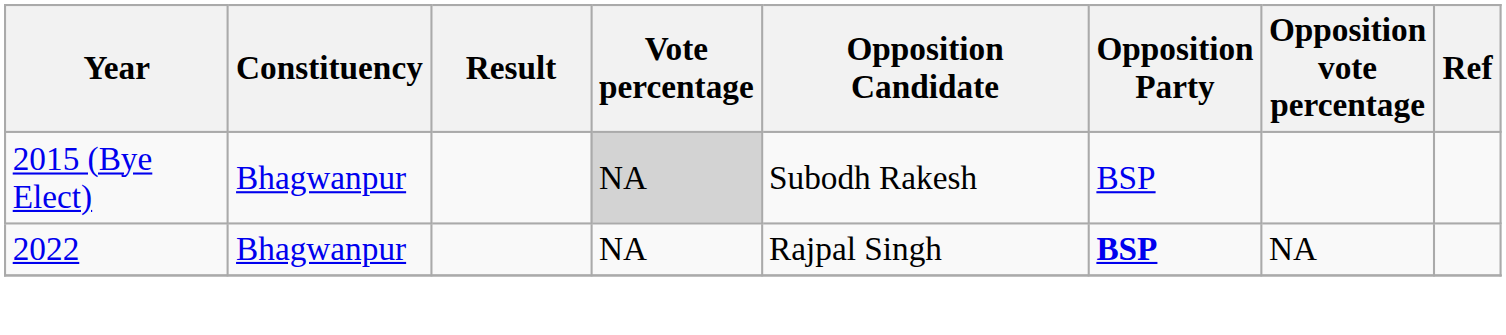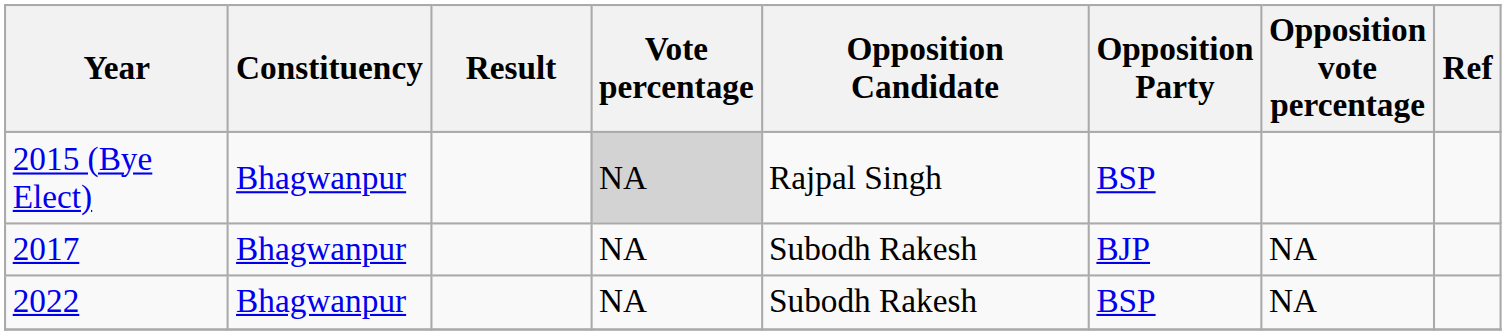(873, 177) Subodh Rakesh -> (855, 177) Rajpal Singh
+ row: (46, 248)
(855, 248) Rajpal Singh -> (873, 301) Subodh Rakesh
(1127, 248) bold -> (1126, 301) normal
